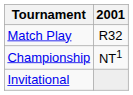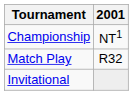rows swapped: (39, 35) <-> (49, 57)
